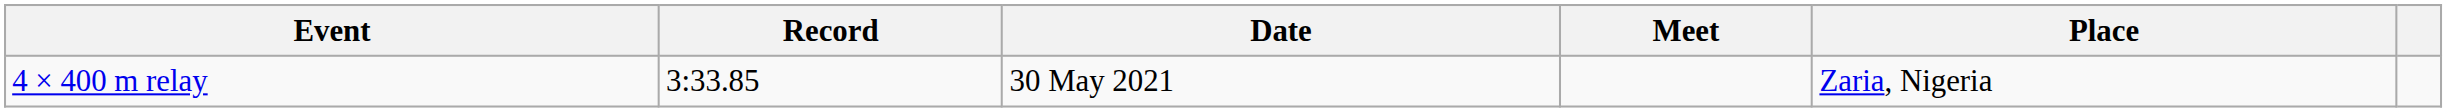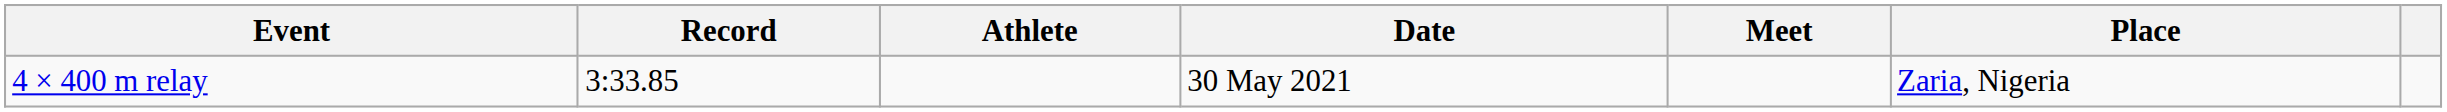+ column: (1030, 30)
